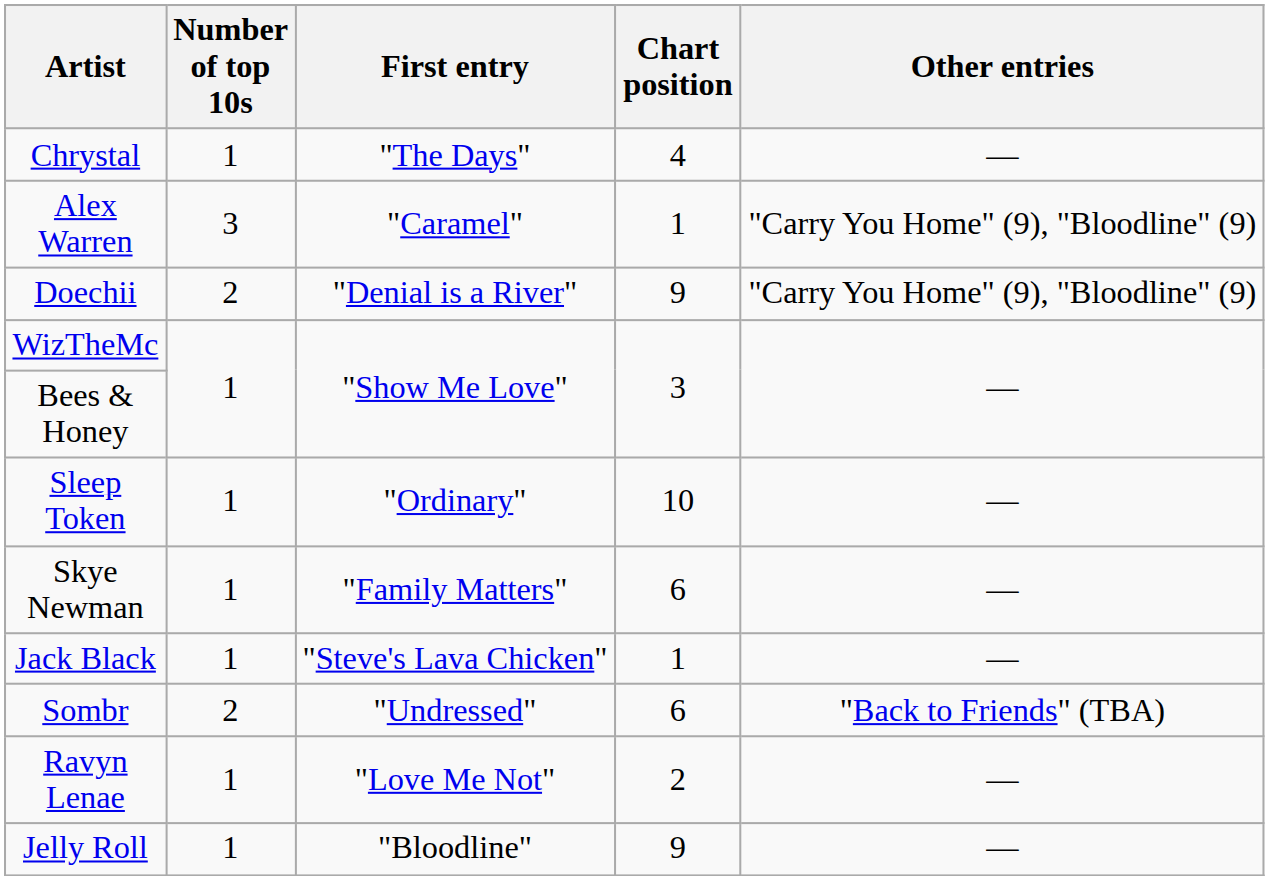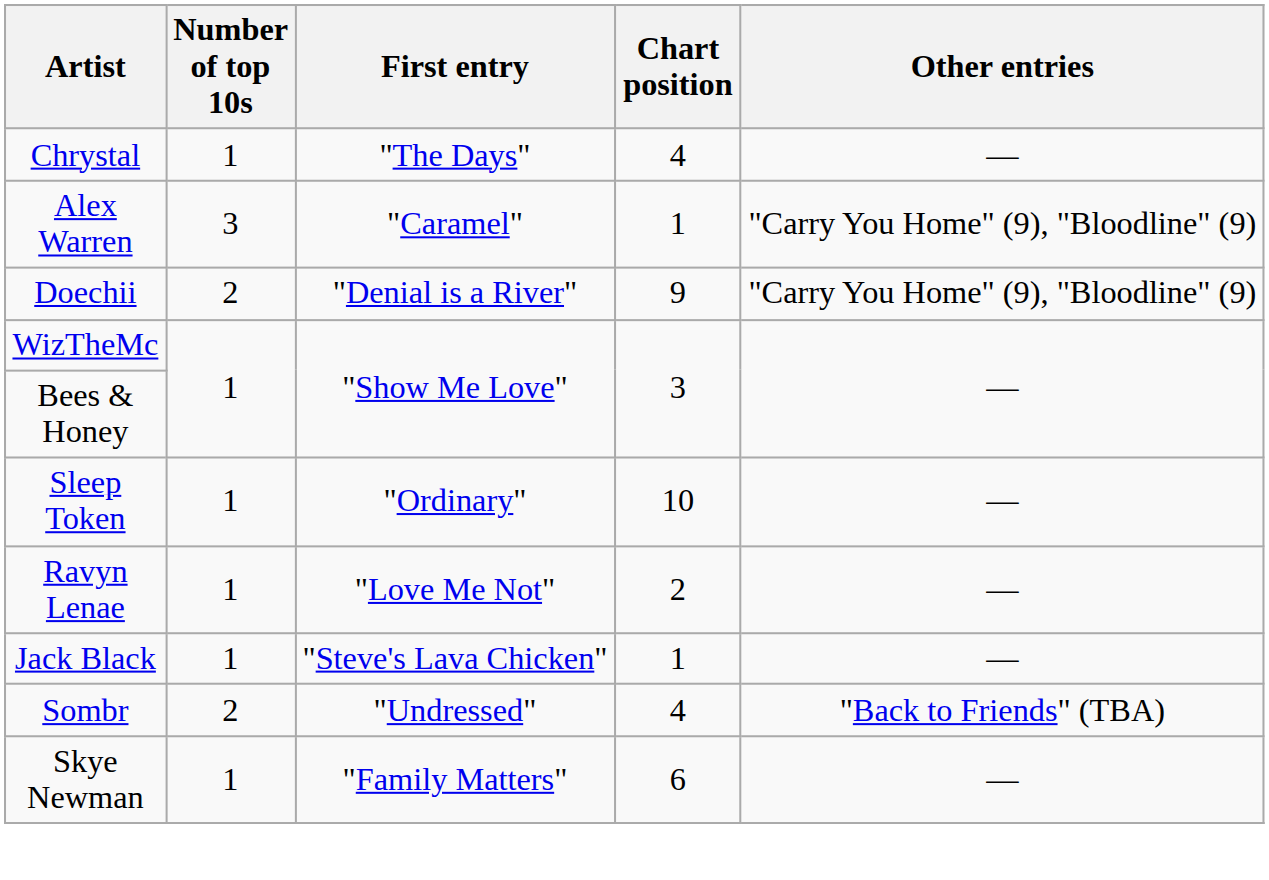rows swapped: (85, 779) <-> (85, 588)
(678, 709) 6 -> (678, 709) 4
- row: (85, 848)
